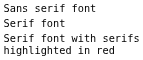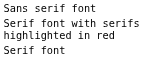rows swapped: (34, 23) <-> (72, 44)
